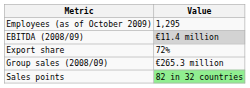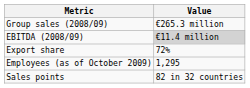rows swapped: (57, 63) <-> (79, 24)
(199, 77) lightgreen background -> (199, 77) no background
